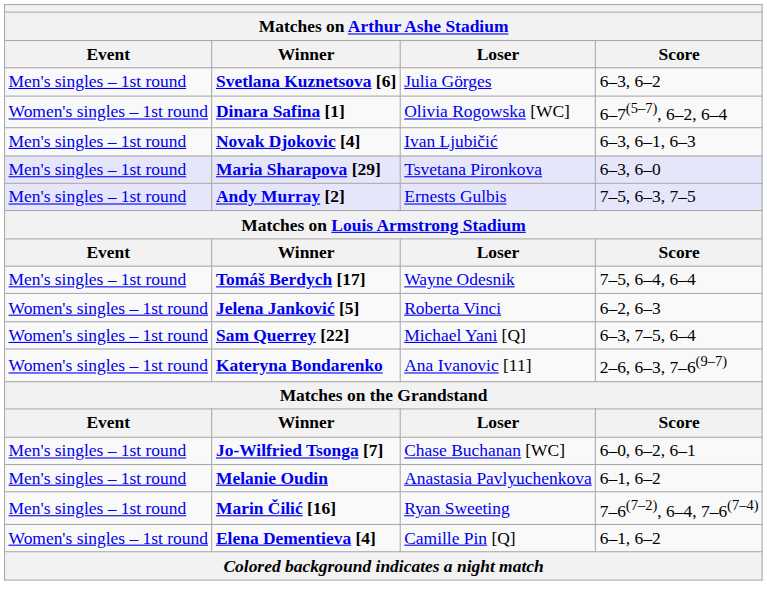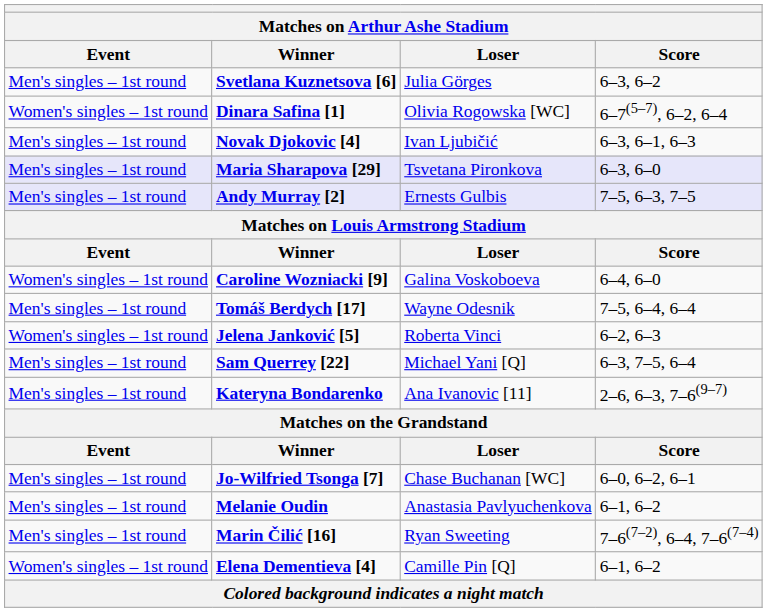+ row: (302, 280)
(108, 335) Women's singles – 1st round -> (97, 362) Men's singles – 1st round
(108, 365) Women's singles – 1st round -> (97, 392) Men's singles – 1st round
